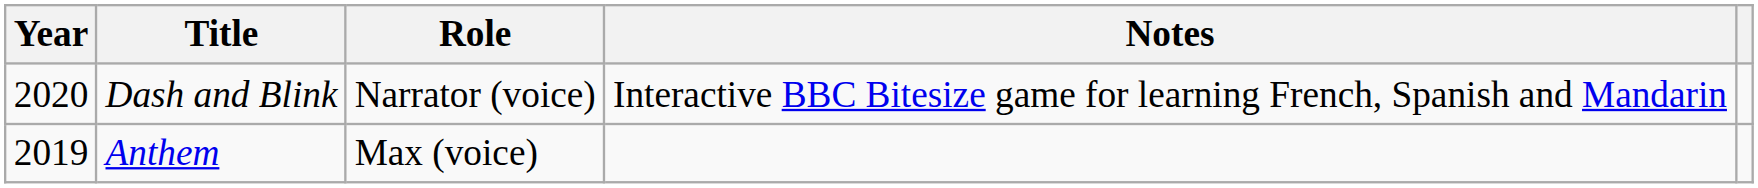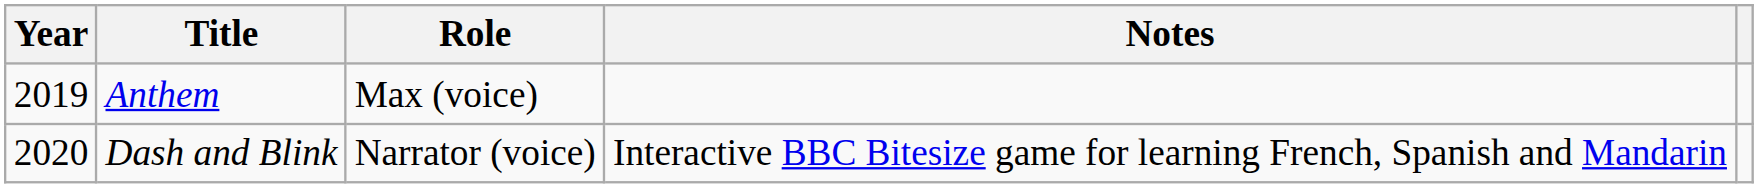rows swapped: (162, 152) <-> (221, 93)
